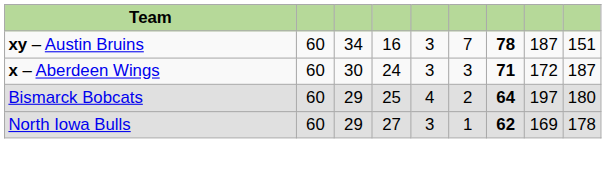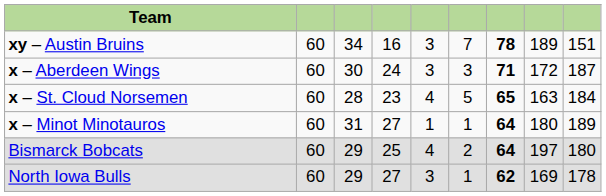(544, 44) 187 -> (544, 44) 189
+ row: (98, 97)
+ row: (87, 124)
